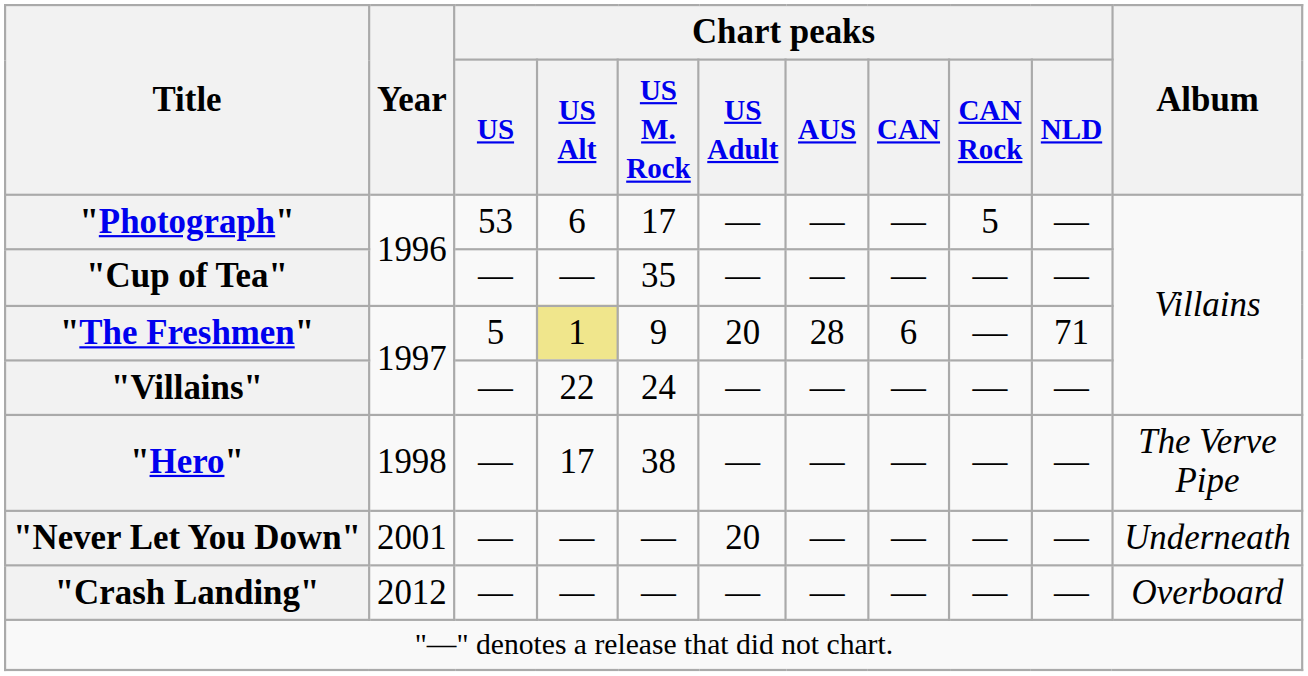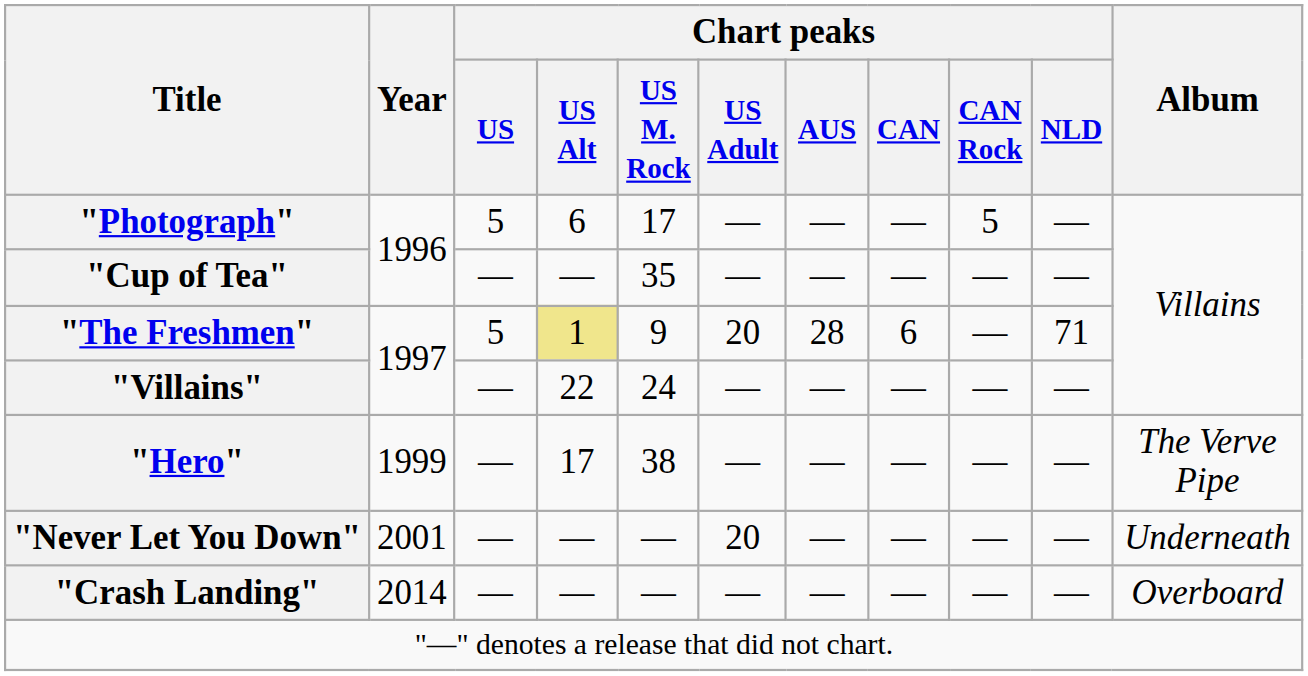(496, 221) 53 -> (496, 221) 5
(412, 462) 1998 -> (412, 462) 1999
(412, 592) 2012 -> (412, 592) 2014
